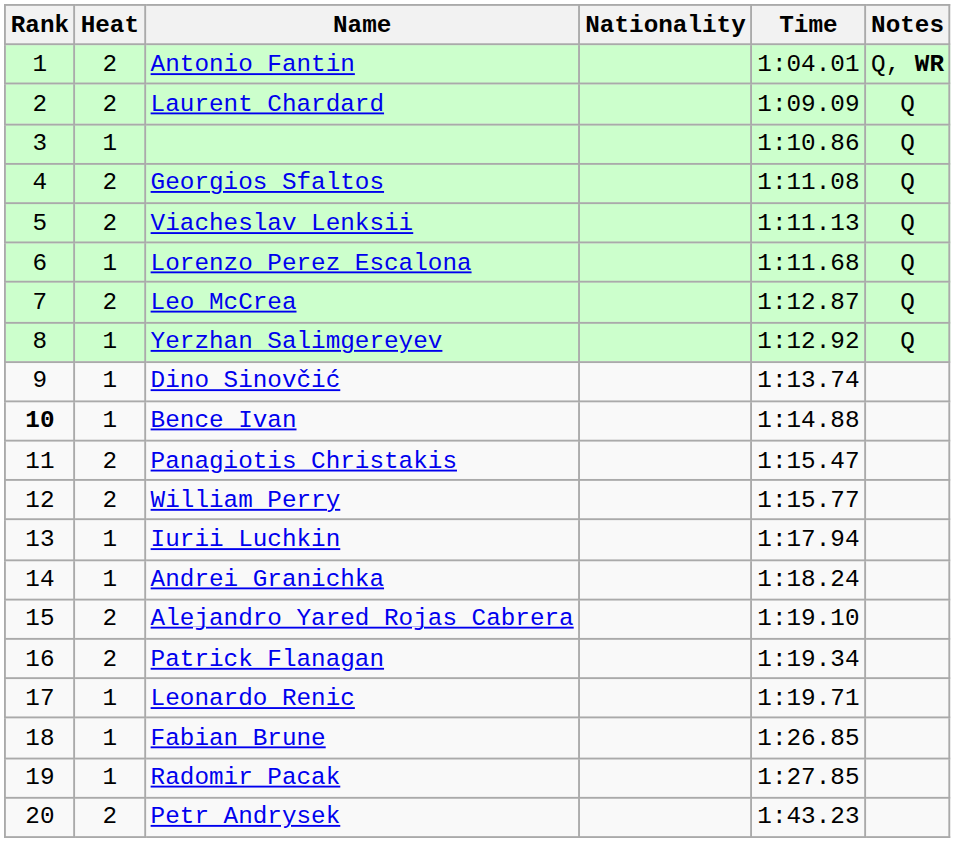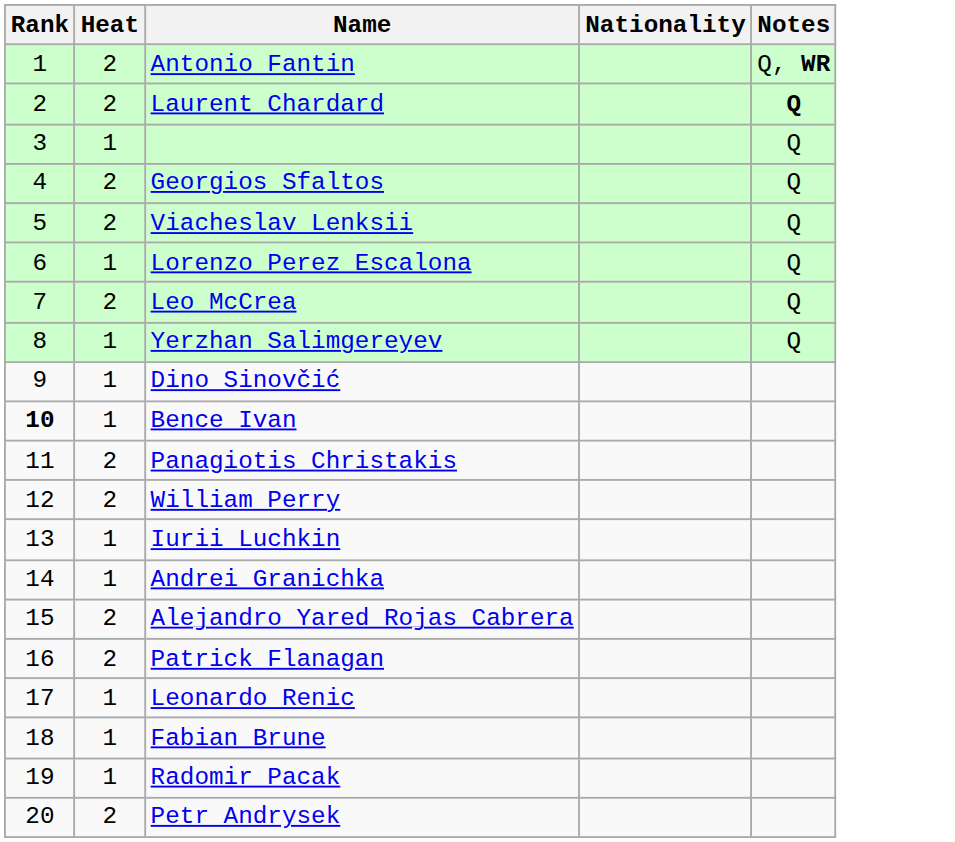- column: (808, 25)
(908, 104) normal -> (794, 104) bold
